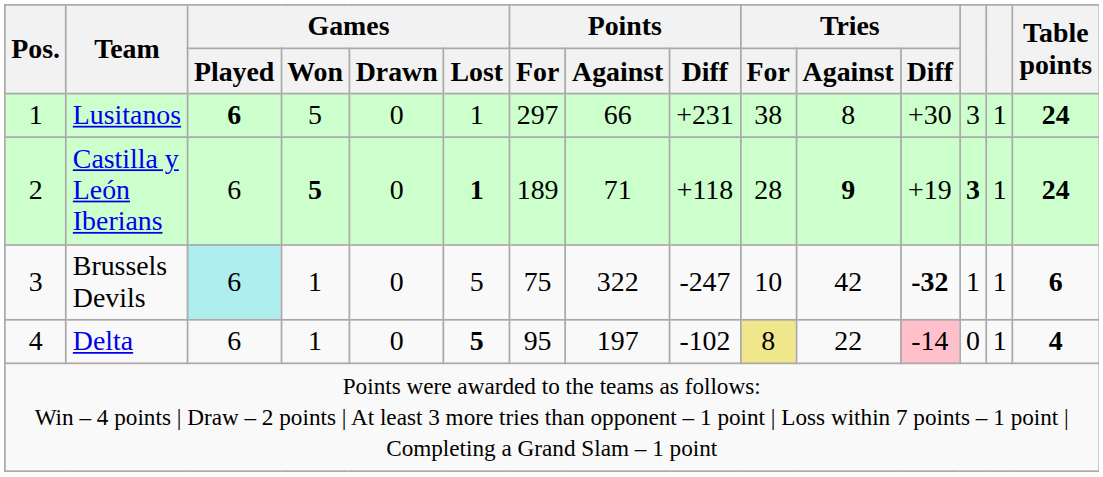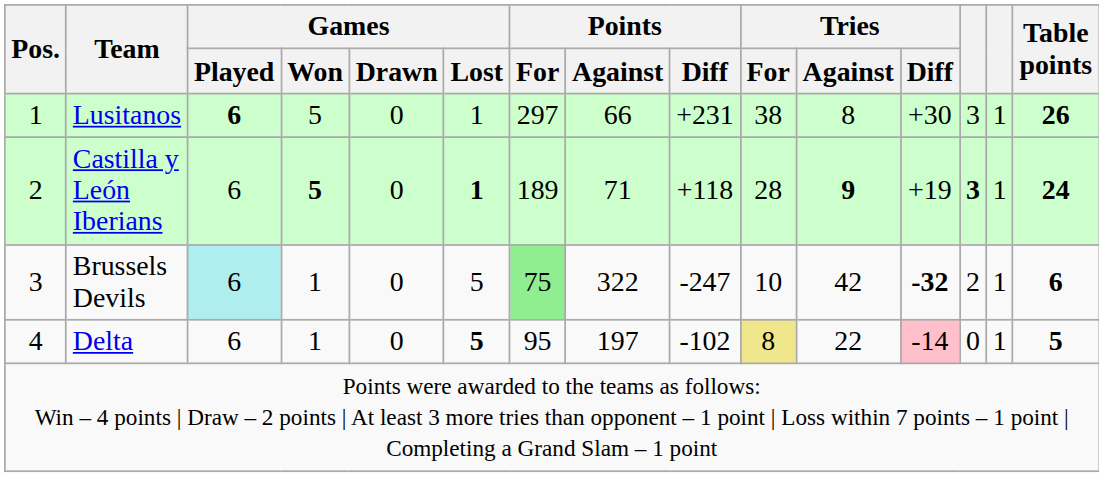(1056, 114) 24 -> (1056, 114) 26
(538, 281) no background -> (538, 281) lightgreen background
(973, 281) 1 -> (973, 281) 2
(1056, 341) 4 -> (1056, 341) 5
